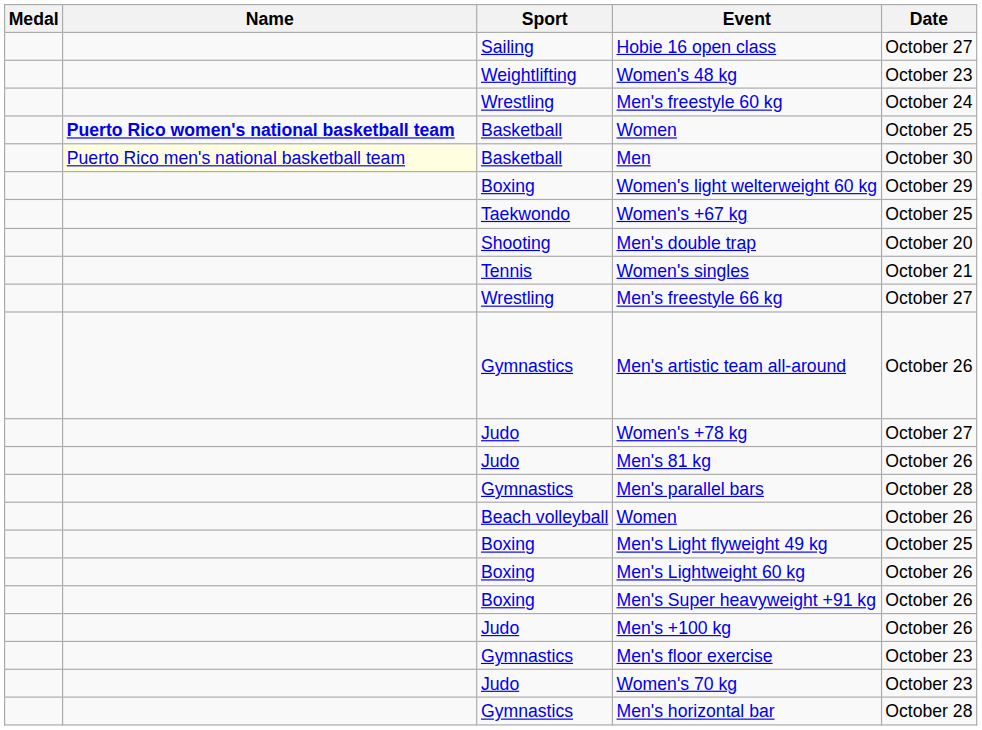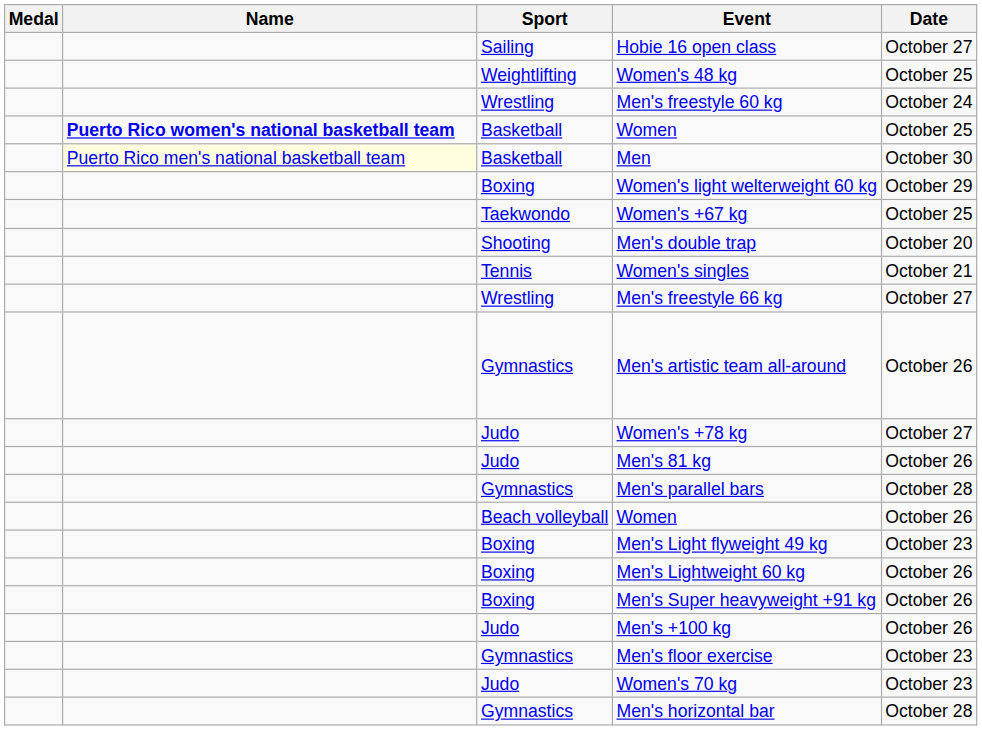(929, 75) October 23 -> (929, 75) October 25
(929, 544) October 25 -> (929, 544) October 23
